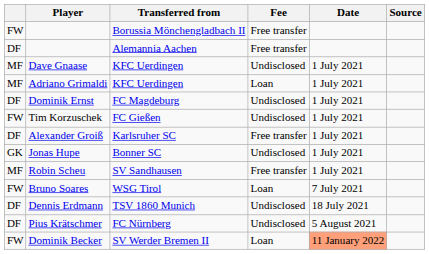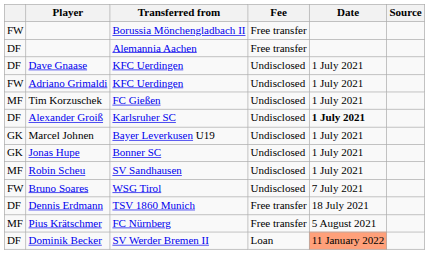(15, 65) MF -> (14, 65) DF
(15, 83) MF -> (15, 83) FW
(262, 83) Loan -> (278, 83) Undisclosed
- row: (61, 100)
(15, 118) FW -> (15, 100) MF
(279, 135) Free transfer -> (278, 118) Undisclosed
(338, 135) normal -> (338, 118) bold
+ row: (61, 135)
(279, 170) Free transfer -> (278, 170) Undisclosed
(262, 188) Loan -> (278, 188) Undisclosed
(278, 205) Undisclosed -> (279, 205) Free transfer
(14, 223) DF -> (15, 223) MF
(278, 223) Undisclosed -> (279, 223) Free transfer
(15, 240) FW -> (14, 240) DF
